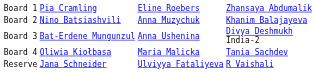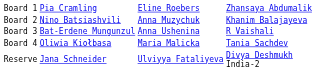(259, 36) Divya Deshmukh India-2 -> (250, 32) R Vaishali
(250, 64) R Vaishali -> (259, 59) Divya Deshmukh India-2
